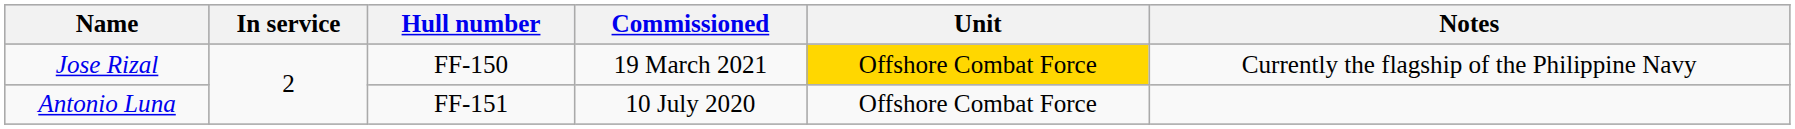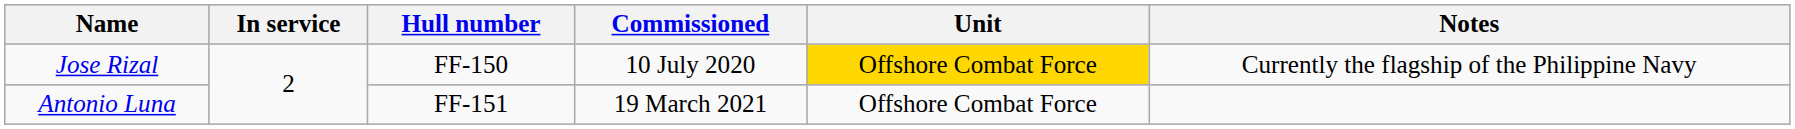(690, 64) 19 March 2021 -> (690, 64) 10 July 2020
(690, 104) 10 July 2020 -> (690, 104) 19 March 2021
